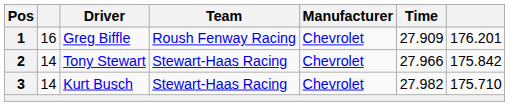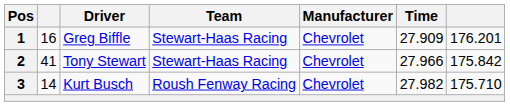(224, 39) Roush Fenway Racing -> (220, 39) Stewart-Haas Racing
(49, 61) 14 -> (49, 61) 41
(220, 84) Stewart-Haas Racing -> (224, 84) Roush Fenway Racing
